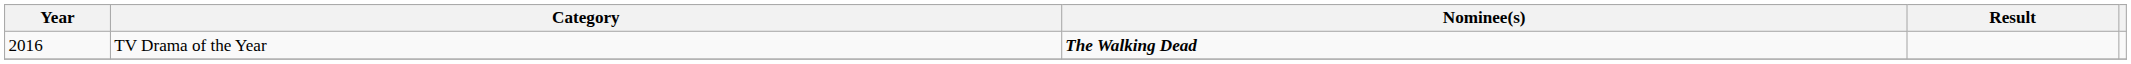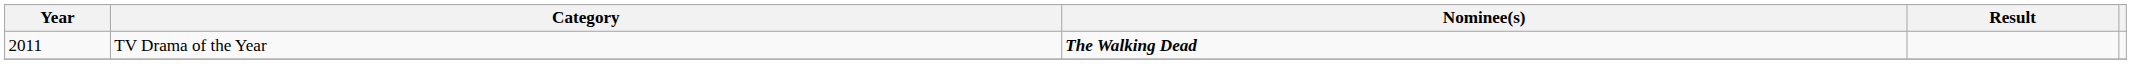(26, 45) 2016 -> (25, 45) 2011
